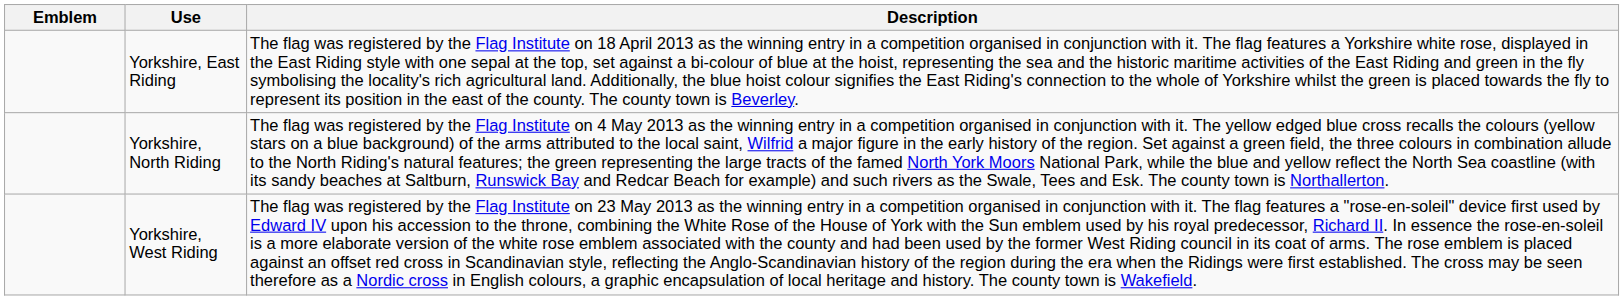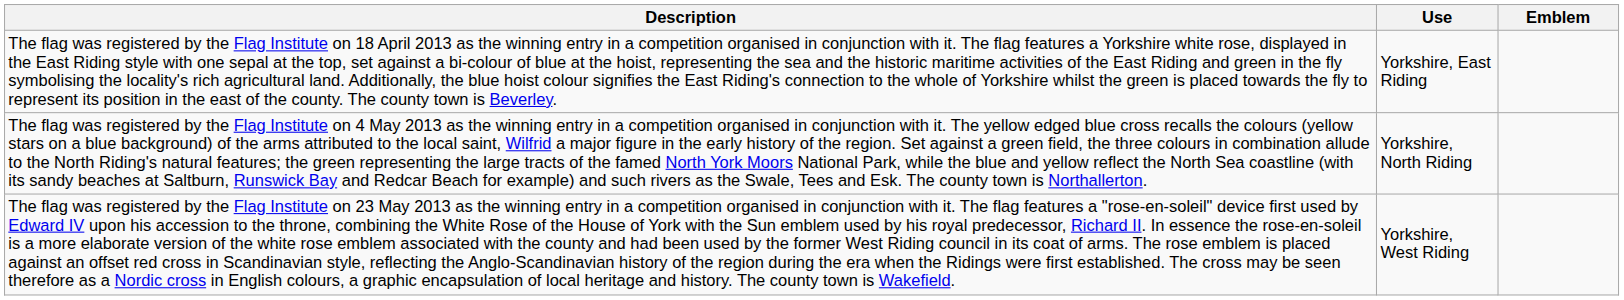columns swapped: (65, 17) <-> (932, 17)
